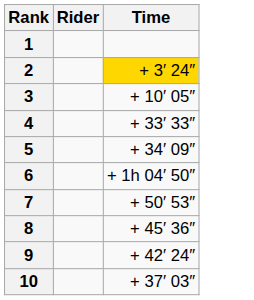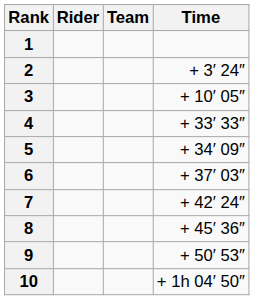+ column: (128, 17)
(167, 70) gold background -> (217, 70) no background
(151, 176) + 1h 04′ 50″ -> (212, 176) + 37′ 03″
(163, 202) + 50′ 53″ -> (212, 202) + 42′ 24″
(163, 255) + 42′ 24″ -> (212, 255) + 50′ 53″
(163, 281) + 37′ 03″ -> (201, 281) + 1h 04′ 50″
